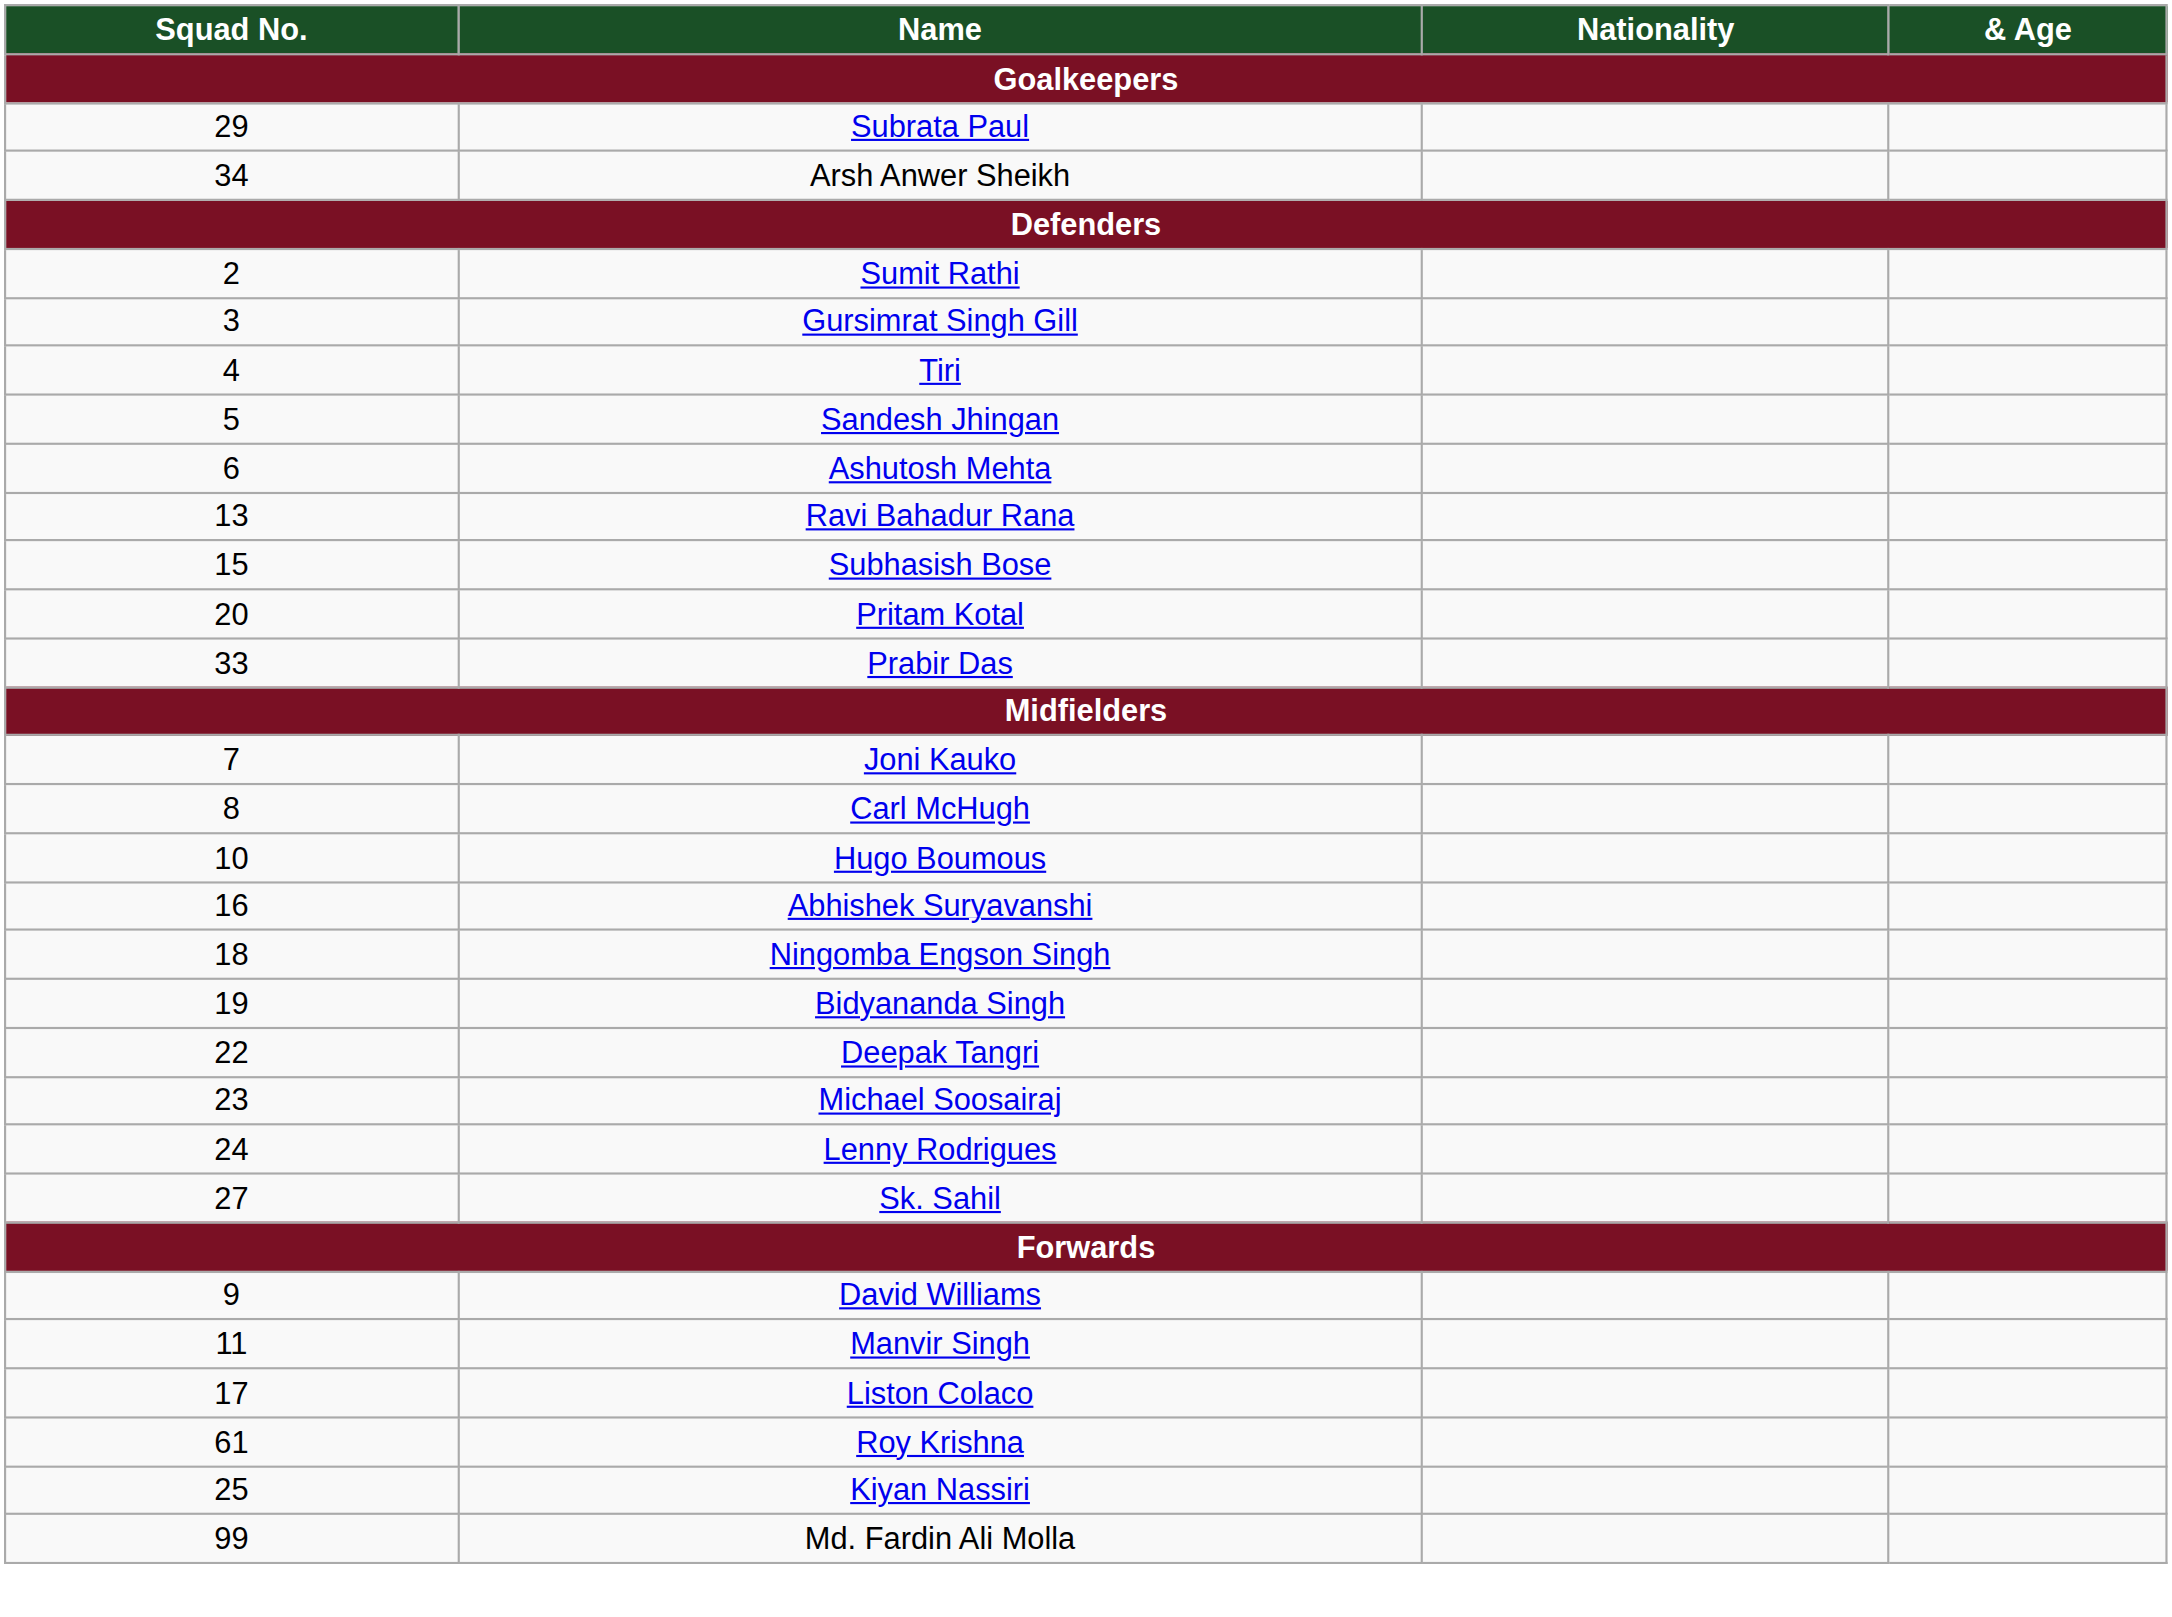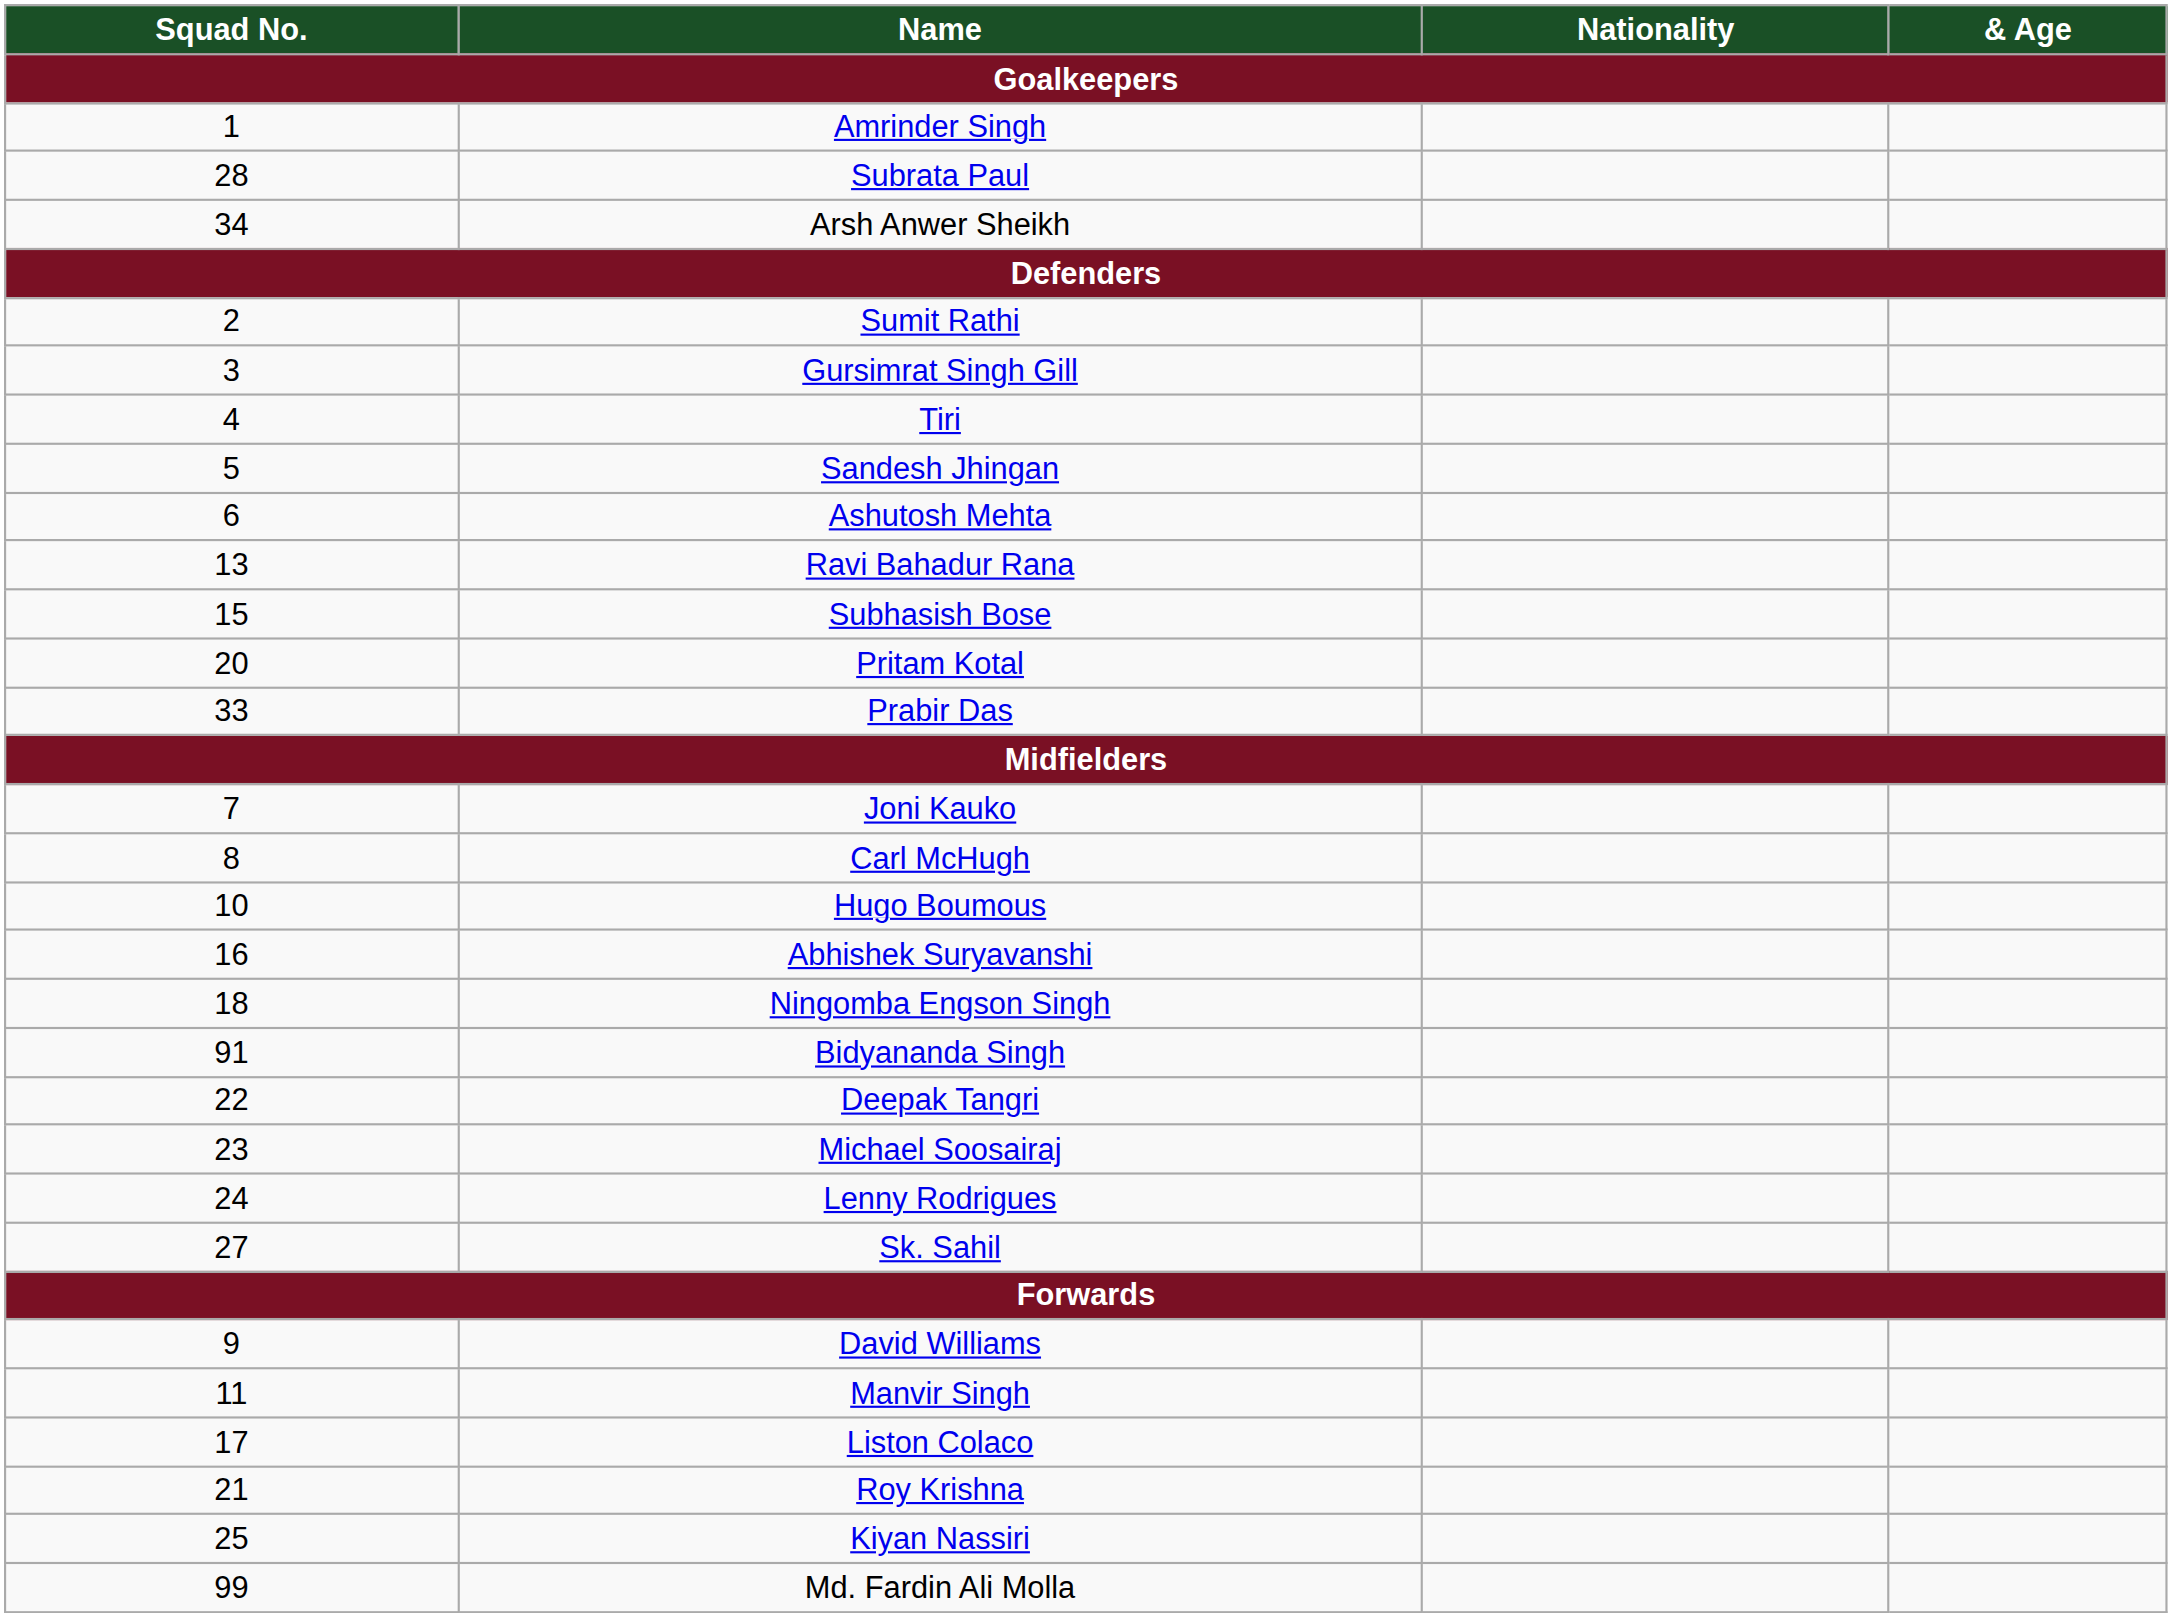+ row: (940, 127)
(231, 127) 29 -> (231, 176) 28
(231, 1004) 19 -> (231, 1052) 91
(231, 1442) 61 -> (231, 1490) 21
